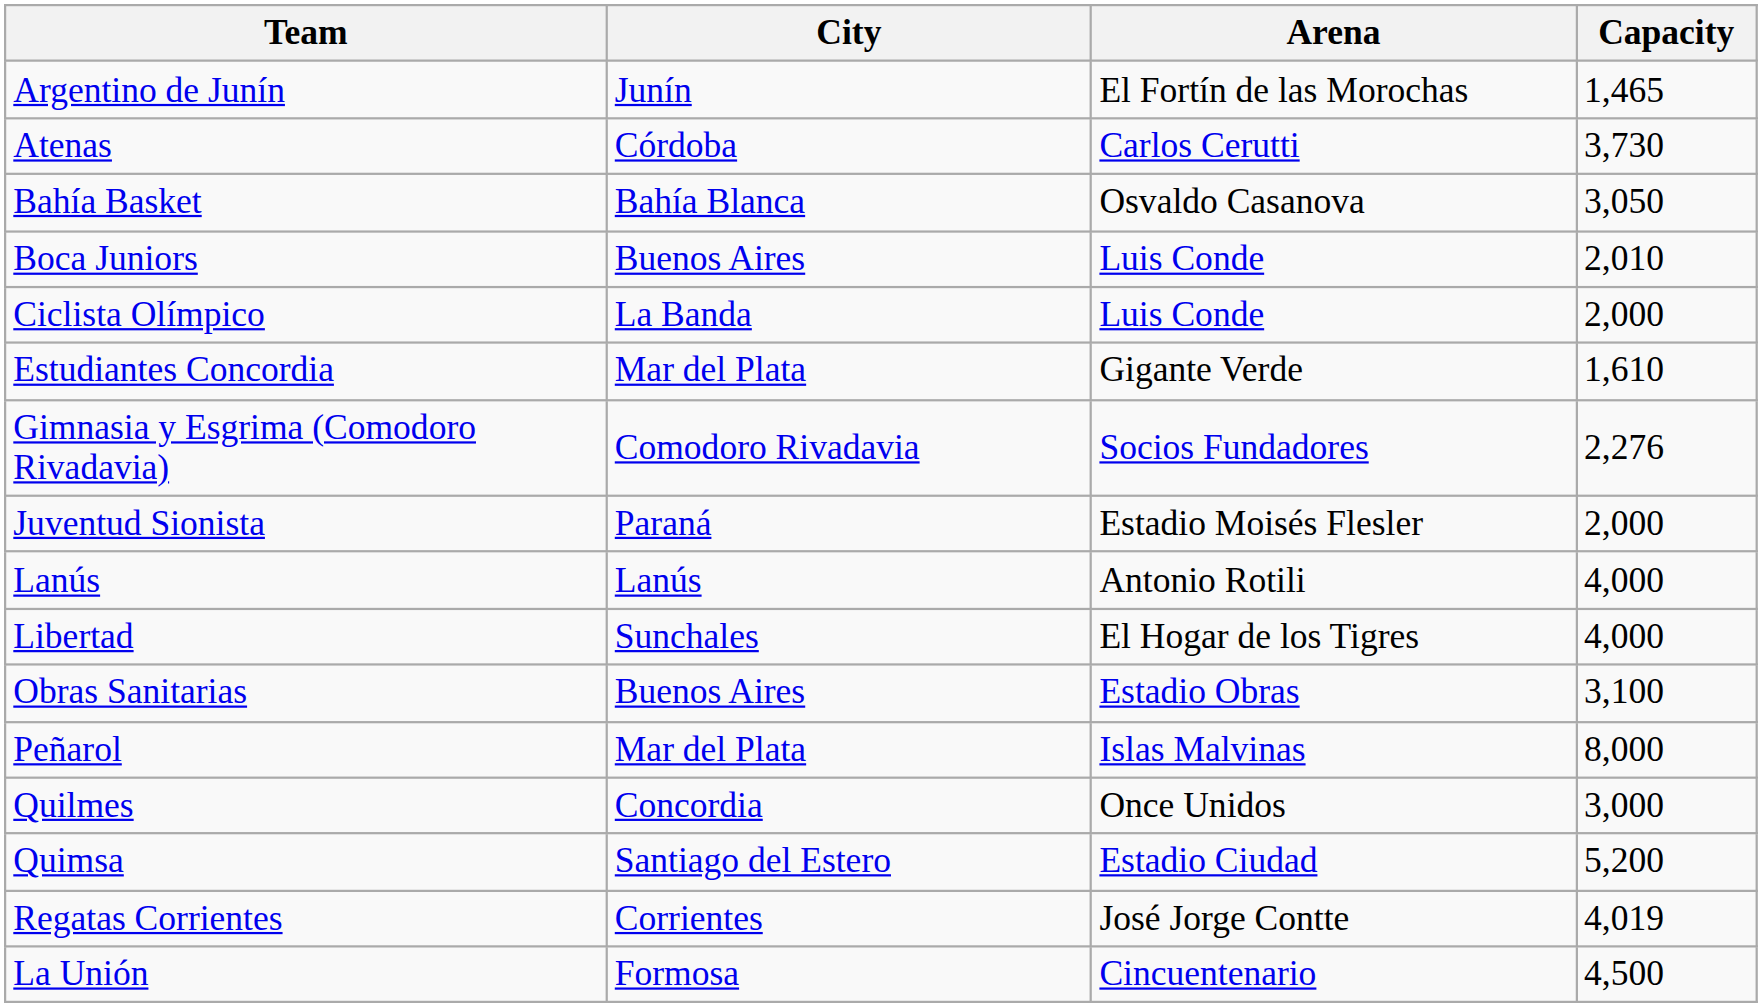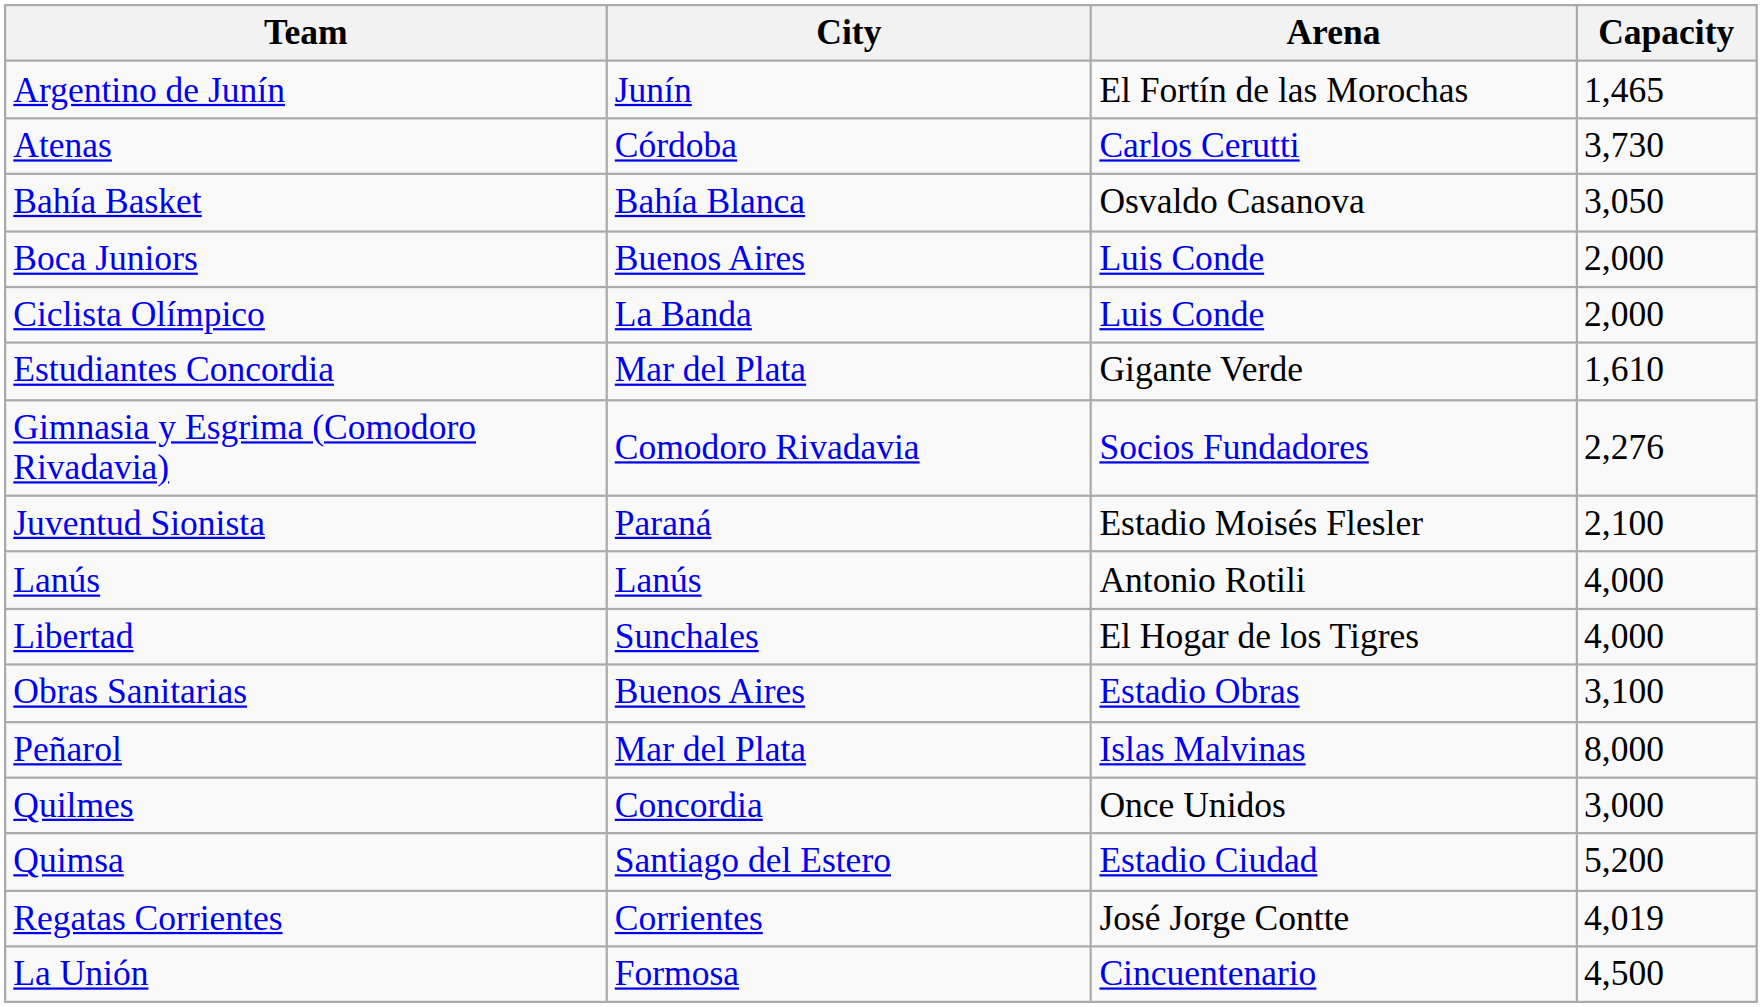(1624, 257) 2,010 -> (1624, 257) 2,000
(1624, 523) 2,000 -> (1624, 523) 2,100
